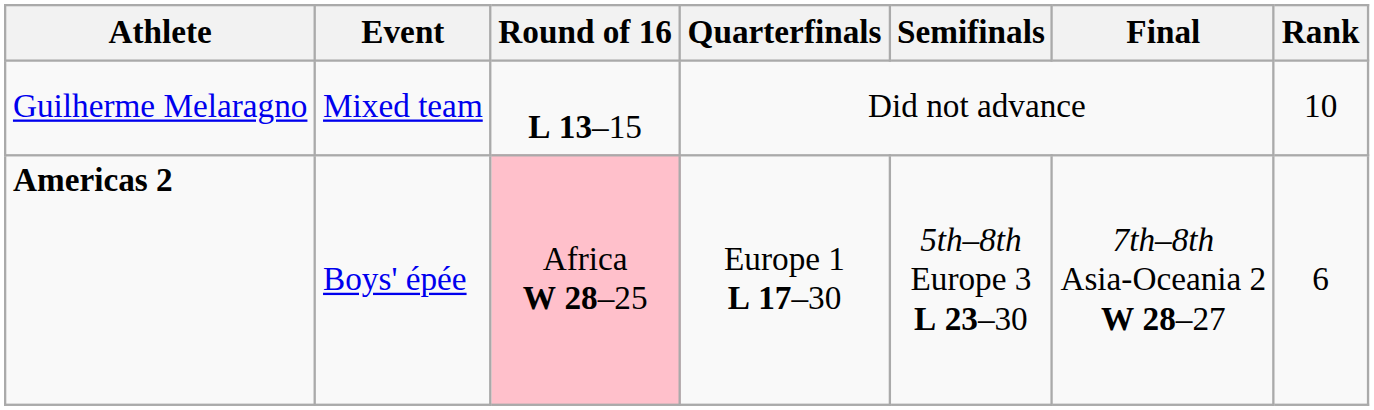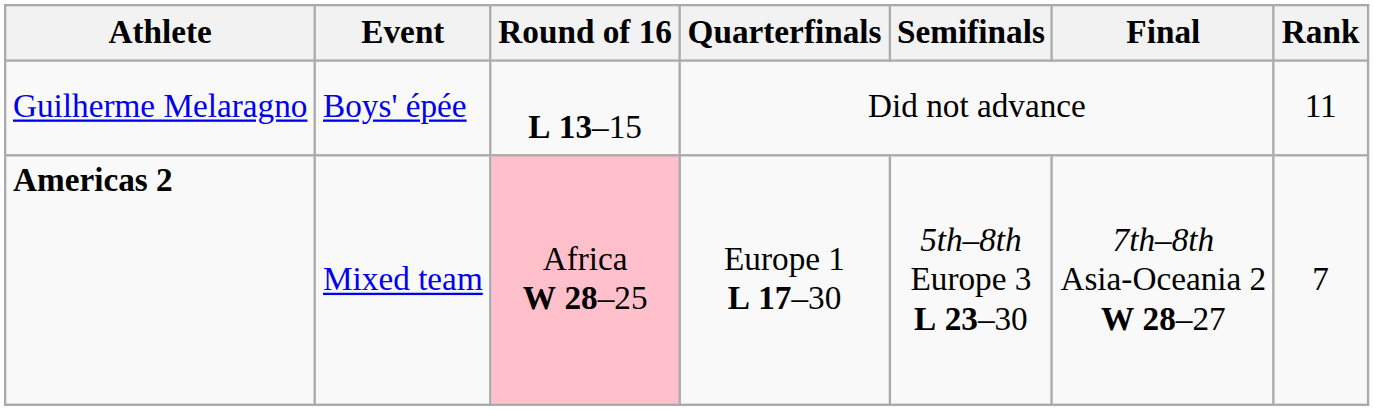(403, 106) Mixed team -> (395, 106) Boys' épée
(1321, 106) 10 -> (1321, 106) 11
(395, 279) Boys' épée -> (403, 279) Mixed team
(1321, 279) 6 -> (1321, 279) 7
